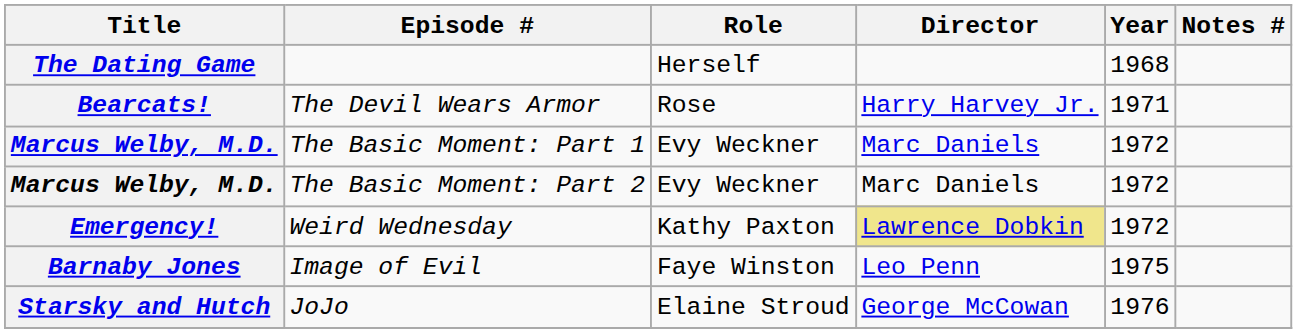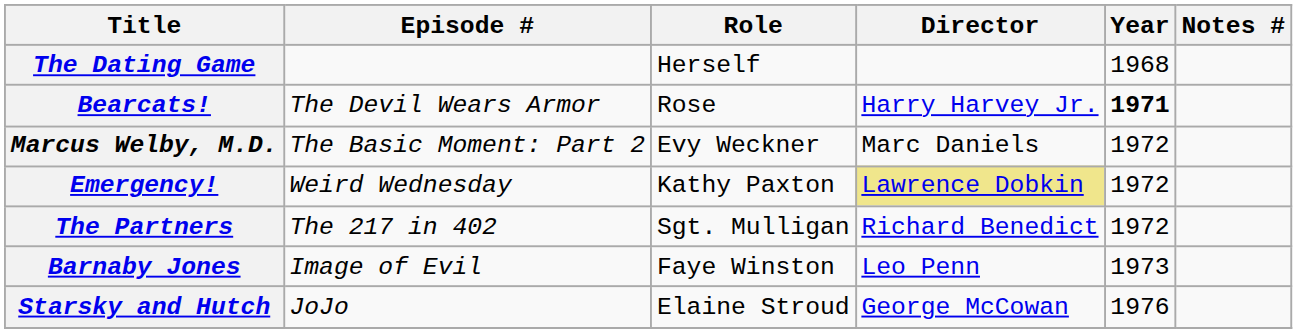(1140, 106) normal -> (1140, 106) bold
- row: (144, 146)
+ row: (144, 226)
(1140, 267) 1975 -> (1140, 267) 1973
